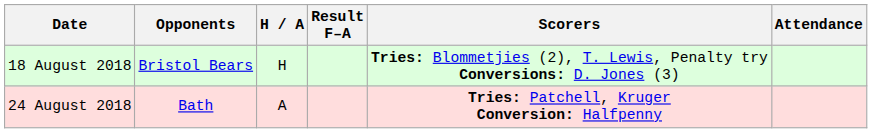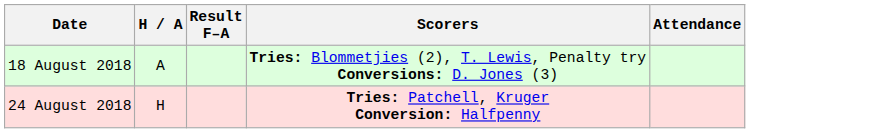- column: (196, 25)
(282, 66) H -> (161, 66) A
(282, 107) A -> (161, 107) H
